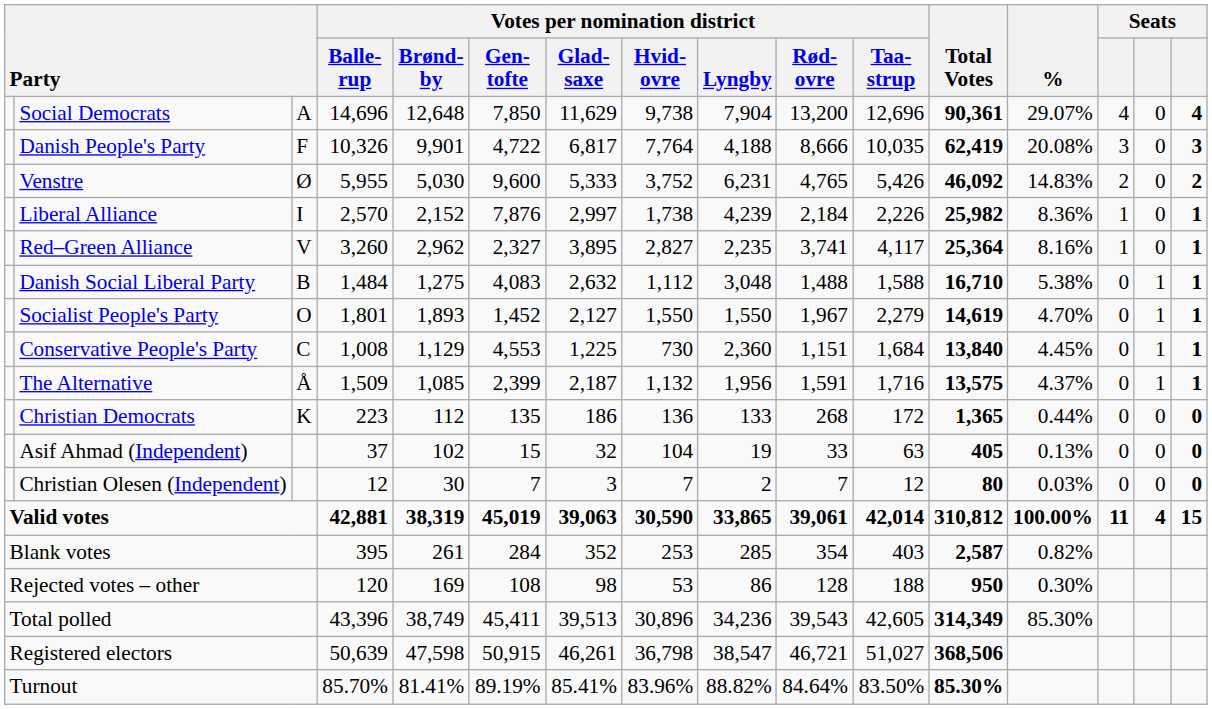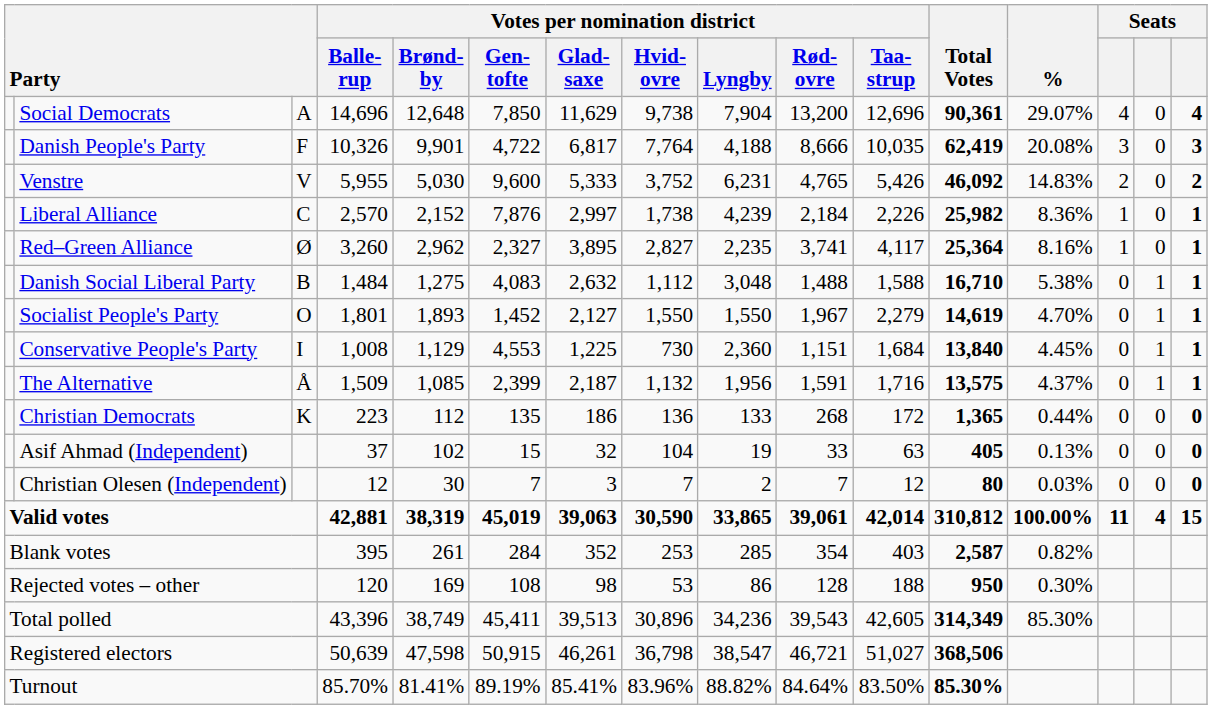(304, 180) Ø -> (304, 180) V
(300, 214) I -> (303, 214) C
(304, 247) V -> (304, 247) Ø
(303, 349) C -> (300, 349) I
